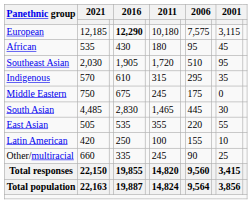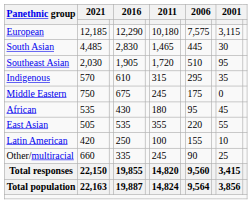(129, 32) bold -> (129, 32) normal
rows swapped: (30, 109) <-> (21, 47)
